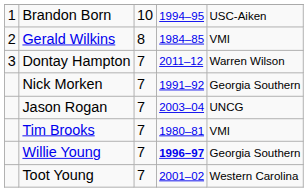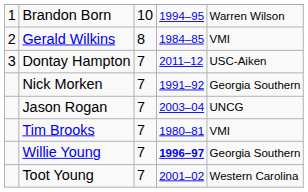(238, 16) USC-Aiken -> (247, 16) Warren Wilson
(247, 62) Warren Wilson -> (238, 62) USC-Aiken
